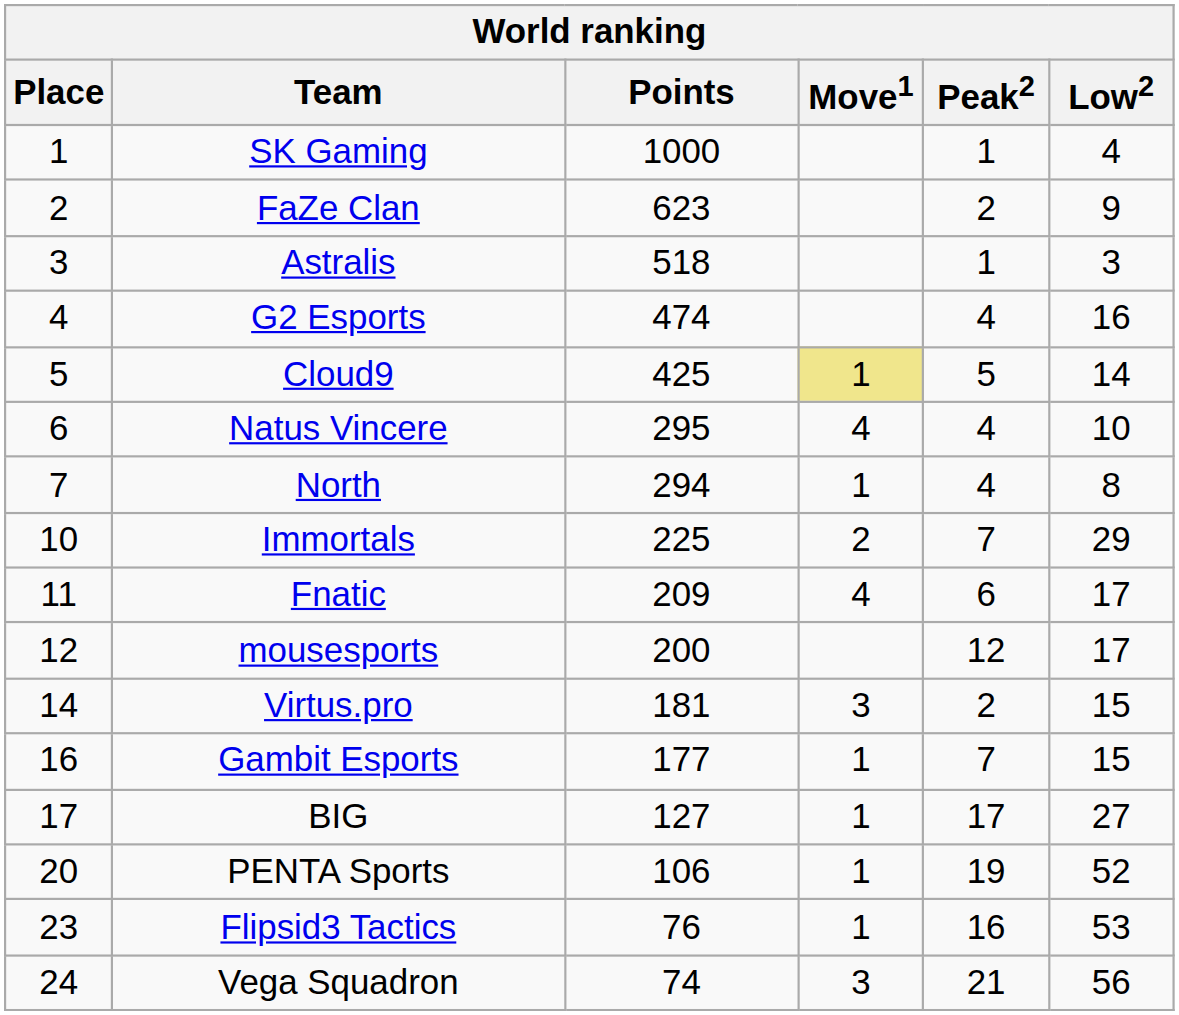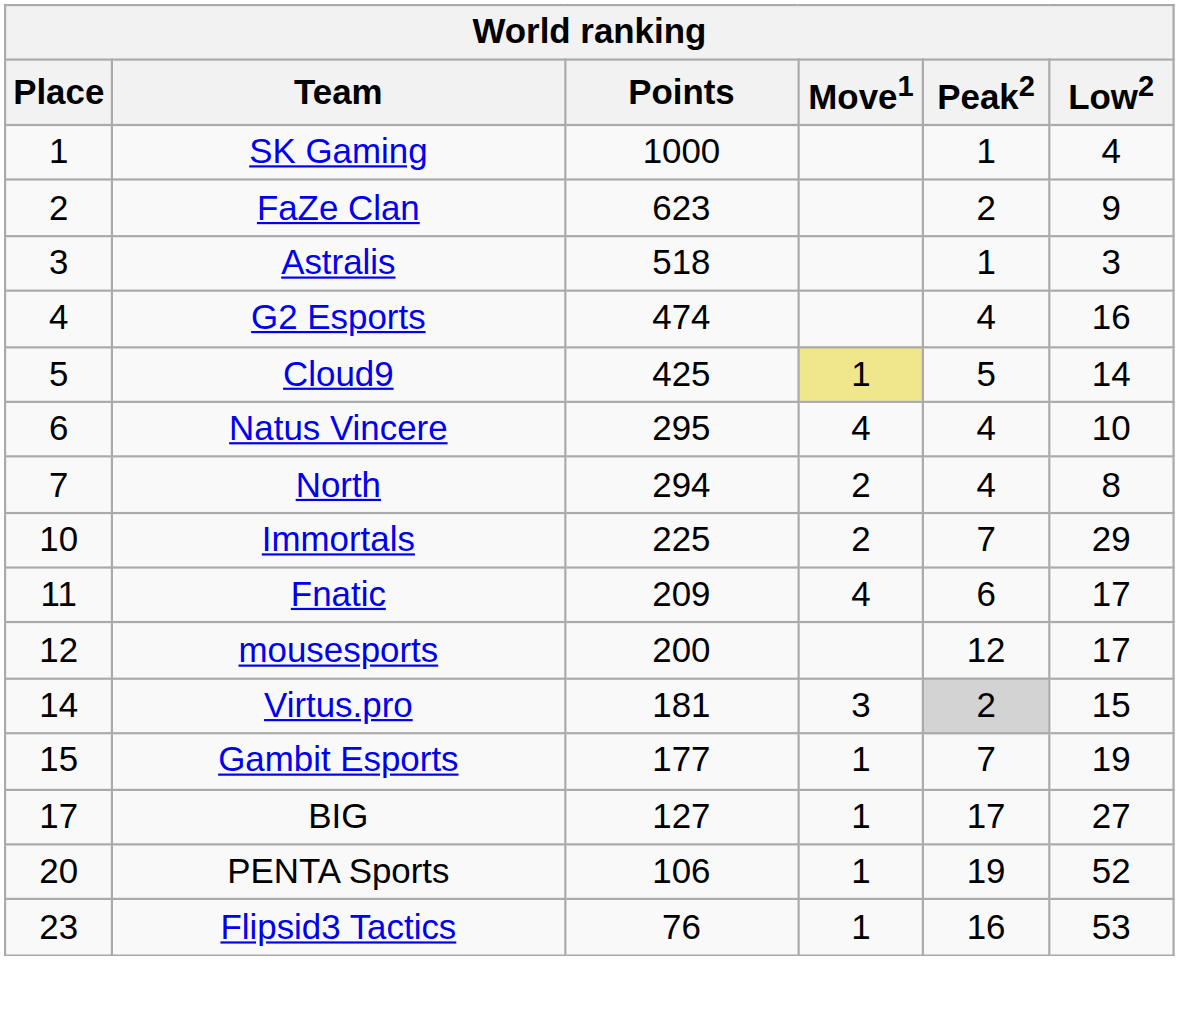(861, 484) 1 -> (861, 484) 2
(986, 705) no background -> (986, 705) lightgrey background
(59, 760) 16 -> (59, 760) 15
(1111, 760) 15 -> (1111, 760) 19
- row: (338, 981)
